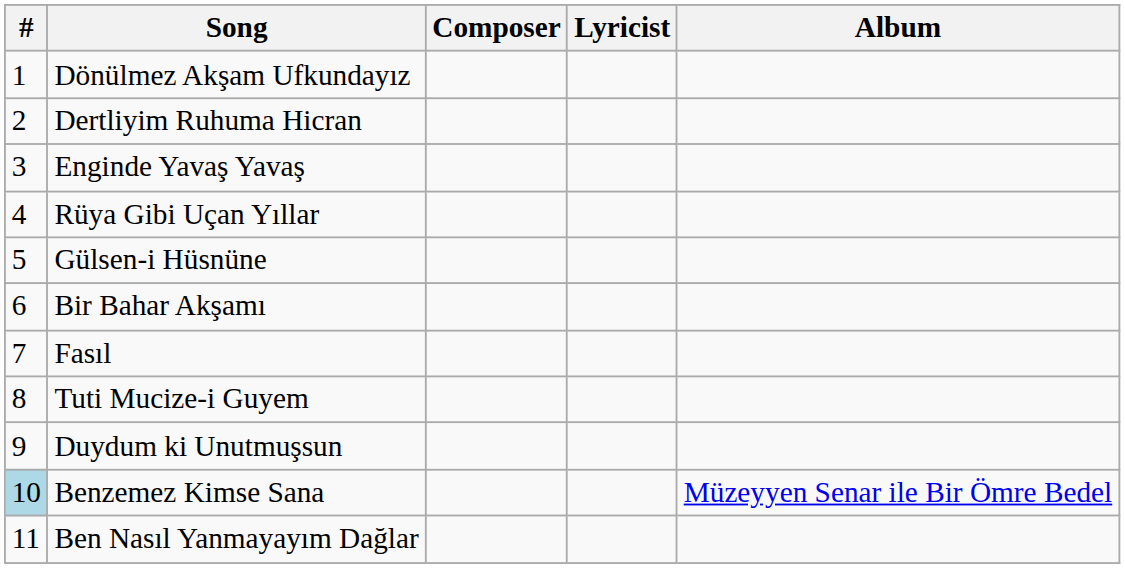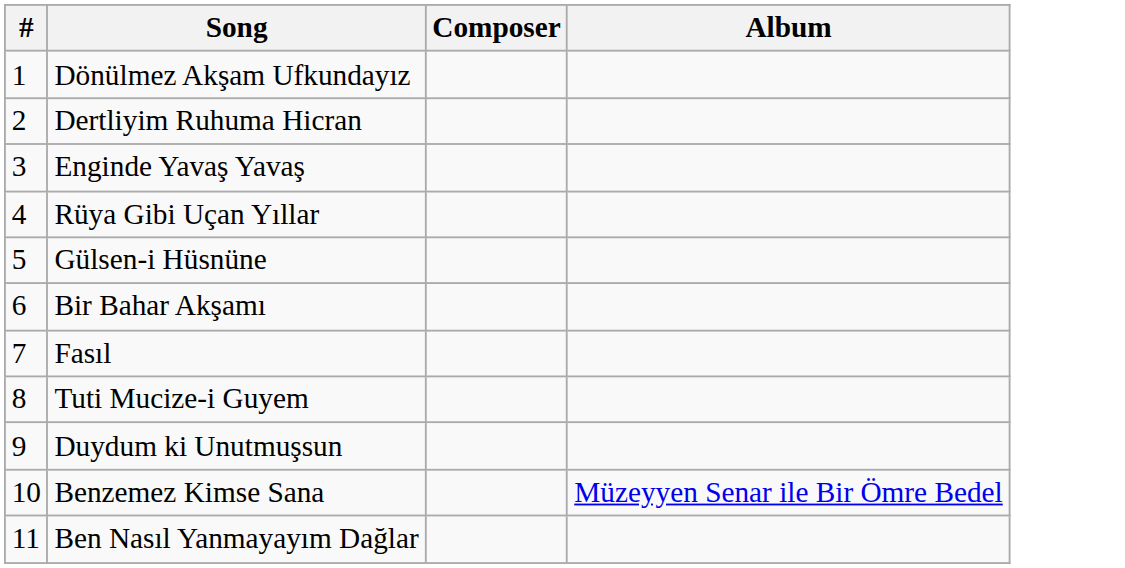- column: (622, 27)
(26, 492) lightblue background -> (26, 492) no background
